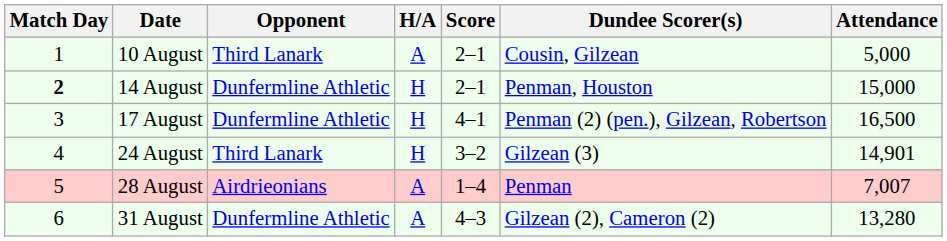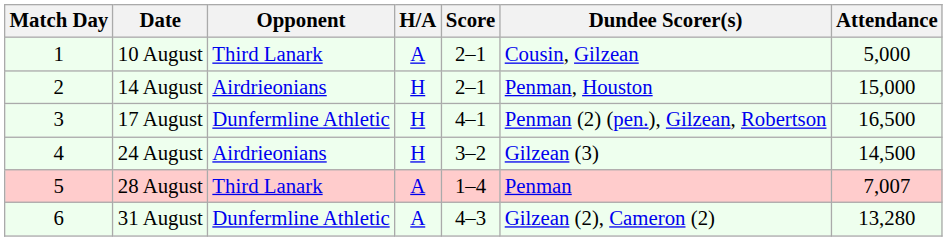(59, 86) bold -> (59, 86) normal
(301, 86) Dunfermline Athletic -> (270, 86) Airdrieonians
(268, 152) Third Lanark -> (270, 152) Airdrieonians
(887, 152) 14,901 -> (887, 152) 14,500
(270, 185) Airdrieonians -> (268, 185) Third Lanark
